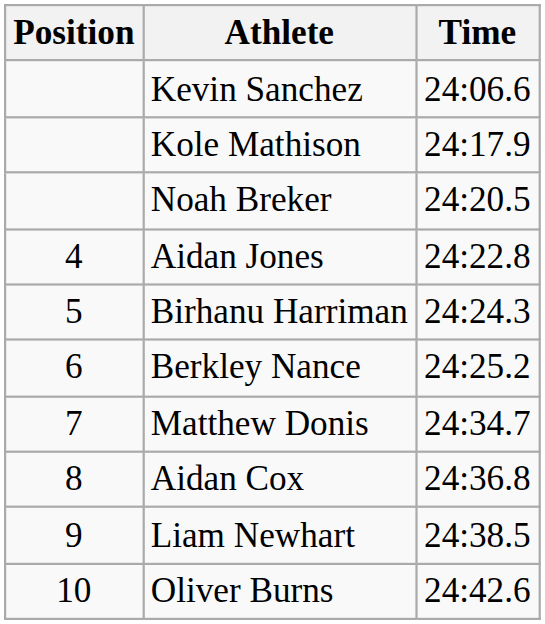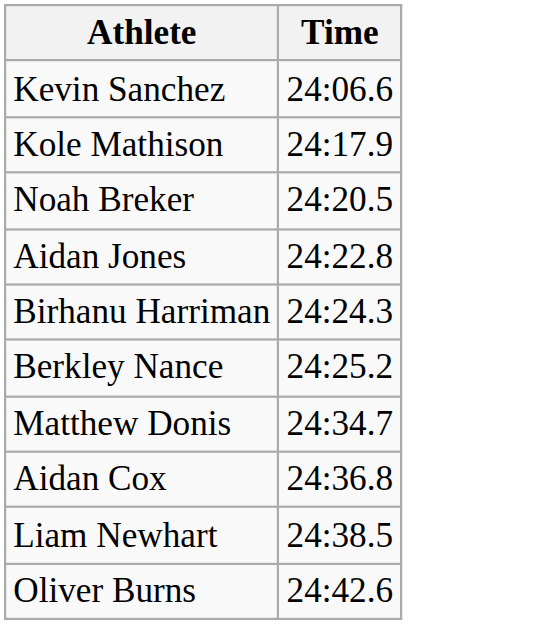- column: (74, 32)
